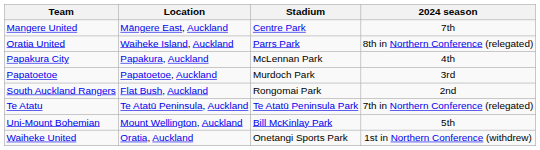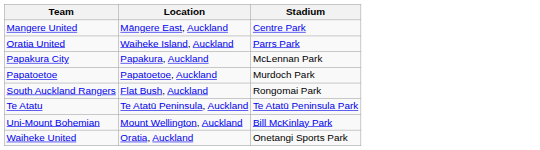- column: (448, 12)
